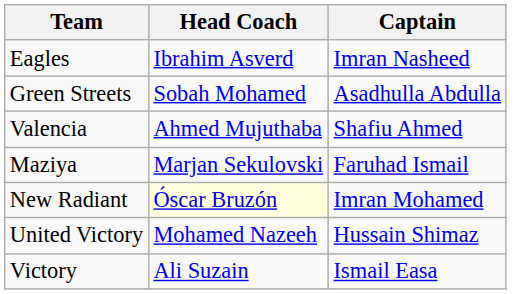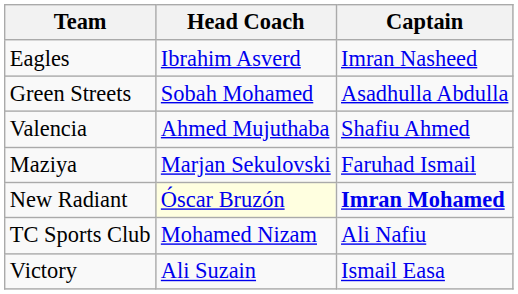(409, 199) normal -> (423, 199) bold
+ row: (80, 235)
- row: (76, 235)
